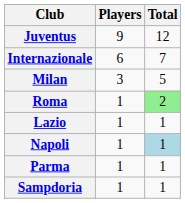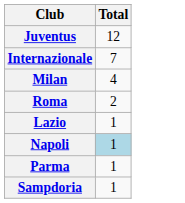- column: (120, 15)
(163, 79) 5 -> (113, 79) 4
(163, 101) lightgreen background -> (113, 101) no background
